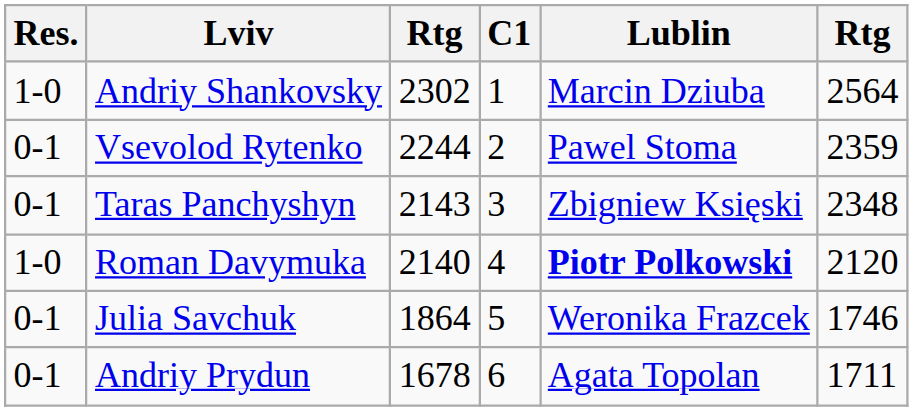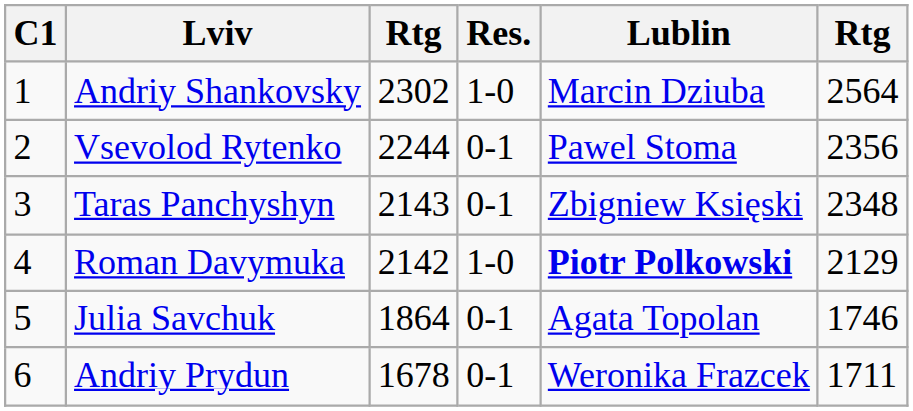columns swapped: (509, 33) <-> (46, 33)
(862, 147) 2359 -> (862, 147) 2356
(435, 261) 2140 -> (414, 261) 2142
(862, 261) 2120 -> (862, 261) 2129
(679, 318) Weronika Frazcek -> (654, 318) Agata Topolan
(654, 375) Agata Topolan -> (679, 375) Weronika Frazcek
